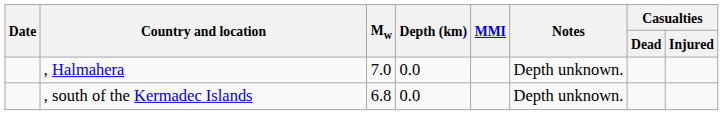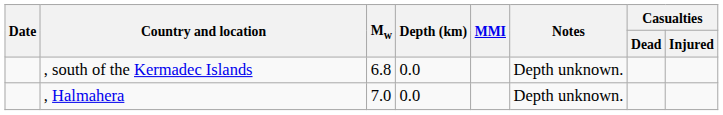rows swapped: (148, 95) <-> (84, 69)
